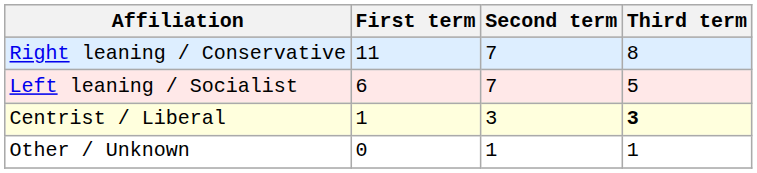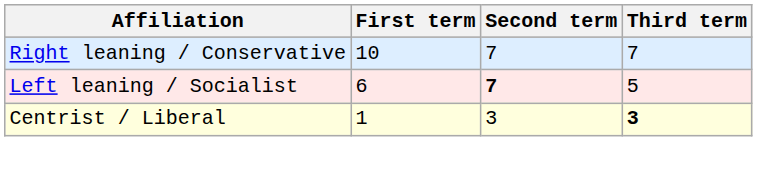(368, 54) 11 -> (368, 54) 10
(633, 54) 8 -> (633, 54) 7
(491, 86) normal -> (491, 86) bold
- row: (100, 152)
